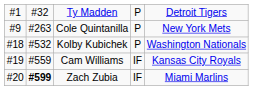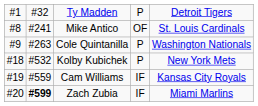+ row: (92, 28)
(196, 28) New York Mets -> (202, 45) Washington Nationals
(196, 45) Washington Nationals -> (202, 61) New York Mets
